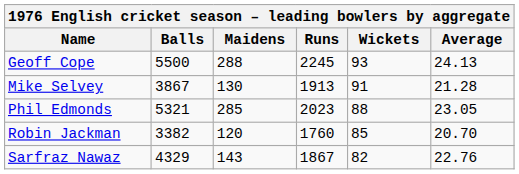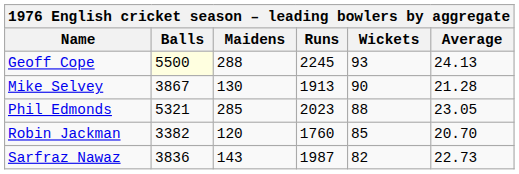(172, 63) no background -> (172, 63) lightyellow background
(360, 87) 91 -> (360, 87) 90
(172, 157) 4329 -> (172, 157) 3836
(317, 157) 1867 -> (317, 157) 1987
(456, 157) 22.76 -> (456, 157) 22.73
